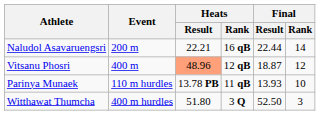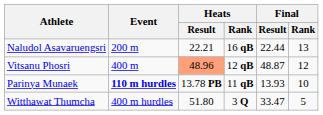(300, 48) 14 -> (303, 48) 13
(269, 66) 18.87 -> (272, 66) 48.87
(142, 84) normal -> (144, 84) bold
(269, 101) 52.50 -> (272, 101) 33.47
(300, 101) 3 -> (303, 101) 5
